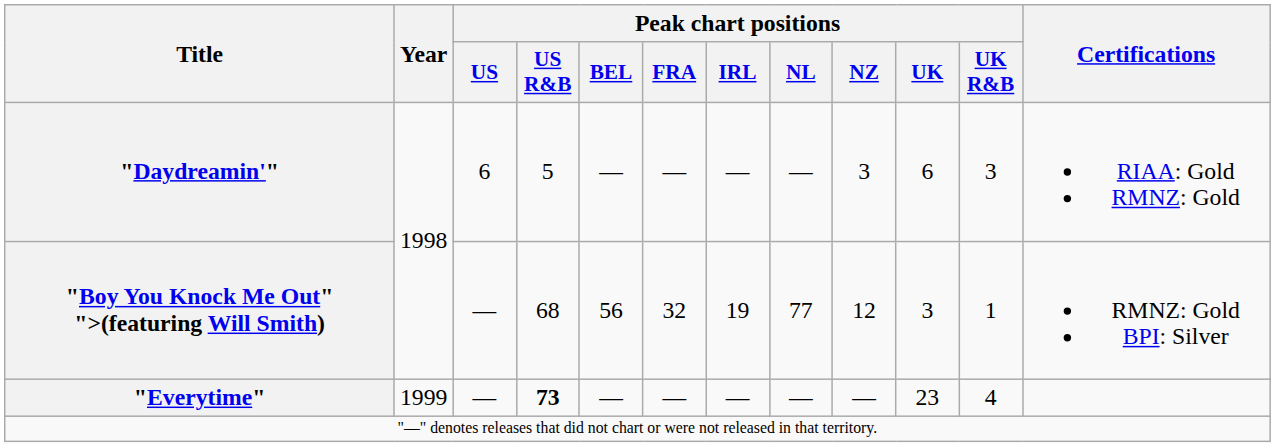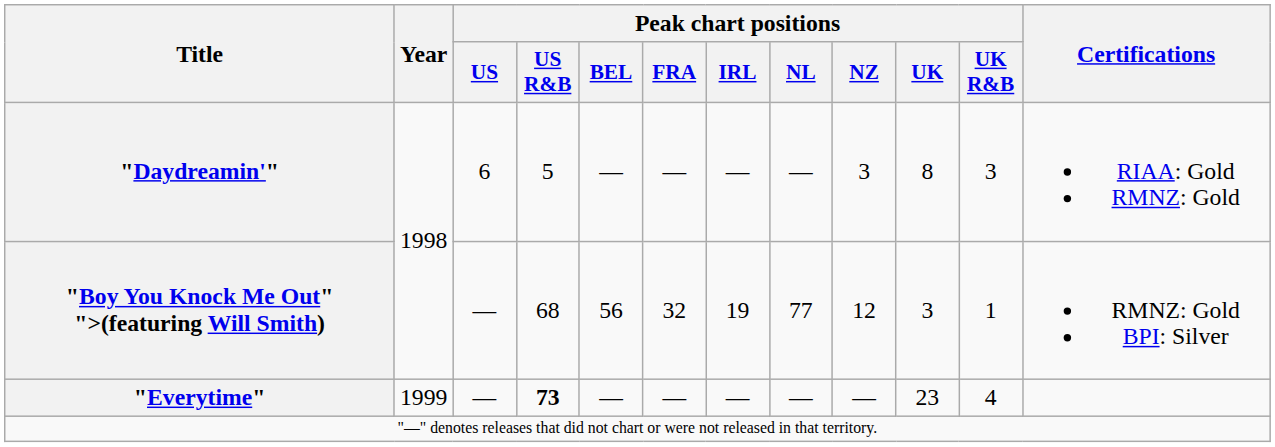(927, 171) 6 -> (927, 171) 8
